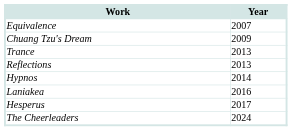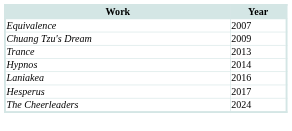- row: (29, 65)
